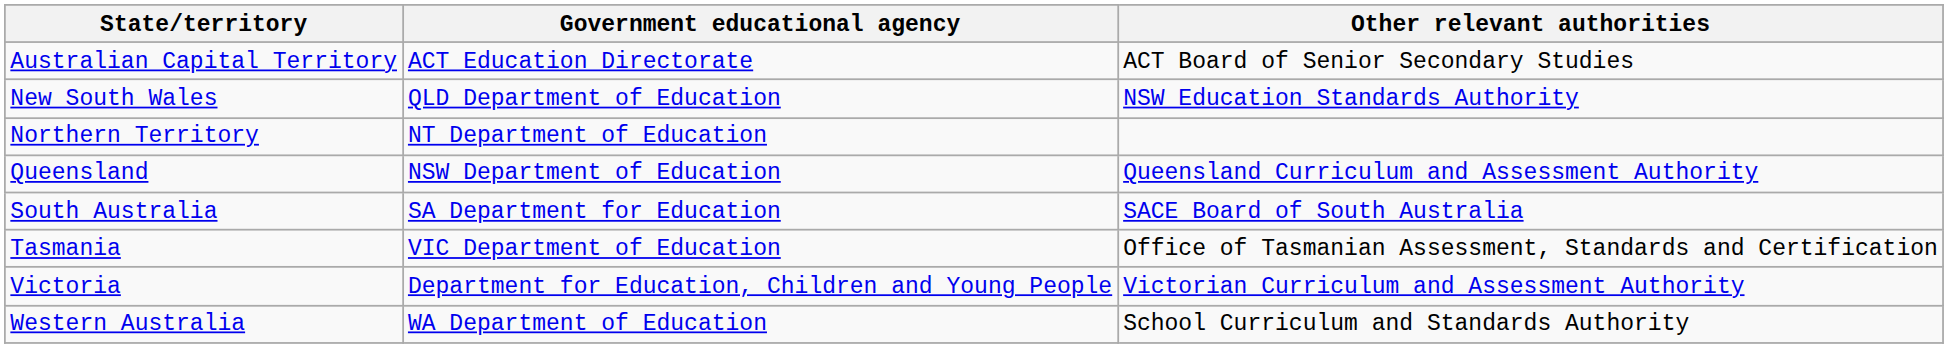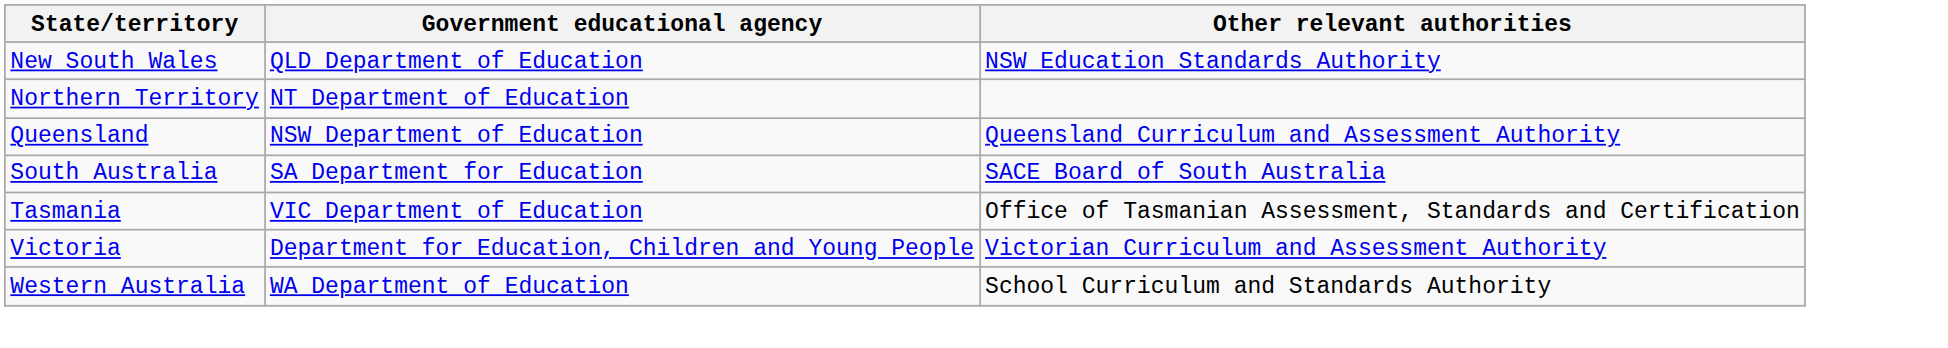- row: (204, 61)
